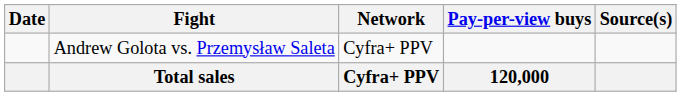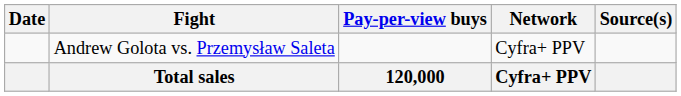columns swapped: (519, 18) <-> (391, 18)
